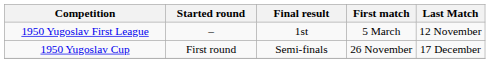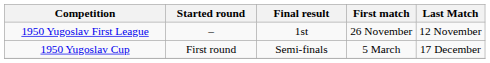(381, 31) 5 March -> (381, 31) 26 November
(381, 49) 26 November -> (381, 49) 5 March
